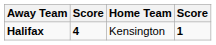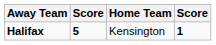(76, 31) 4 -> (76, 31) 5
